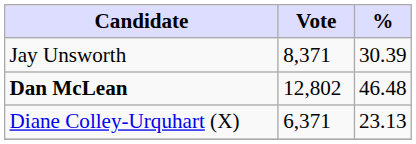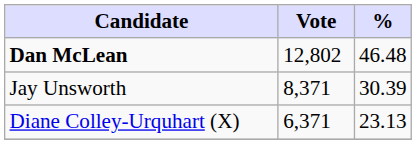rows swapped: (68, 88) <-> (68, 54)
